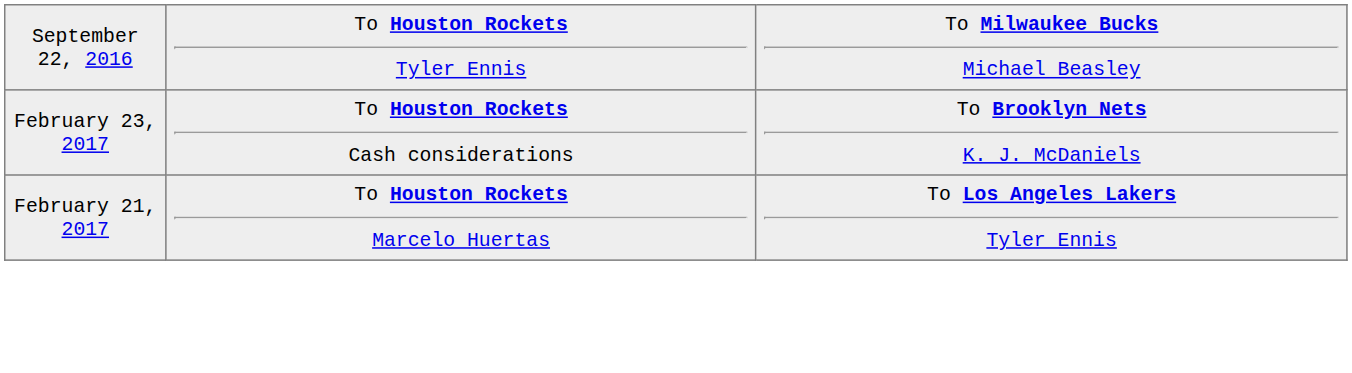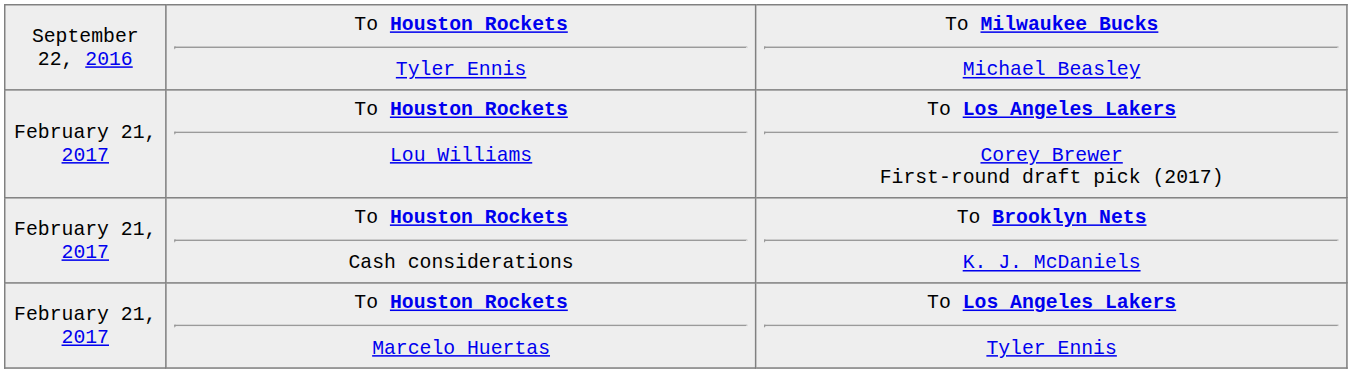+ row: (461, 132)
(85, 132) February 23, 2017 -> (85, 240) February 21, 2017
